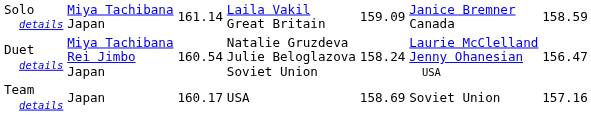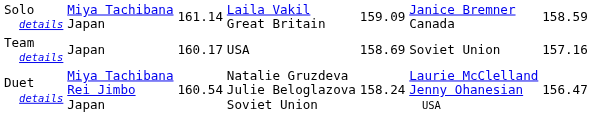rows swapped: (34, 57) <-> (34, 97)
